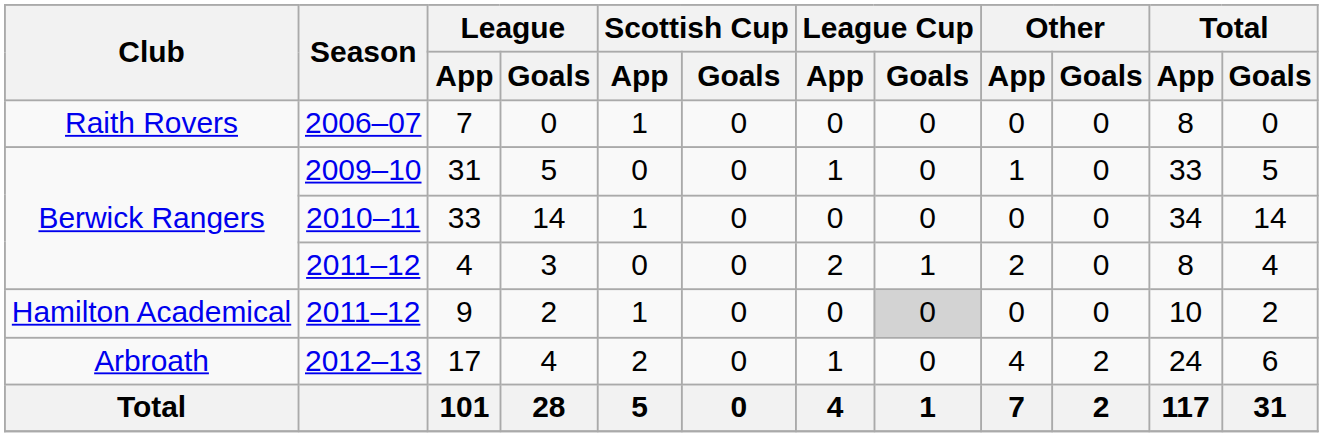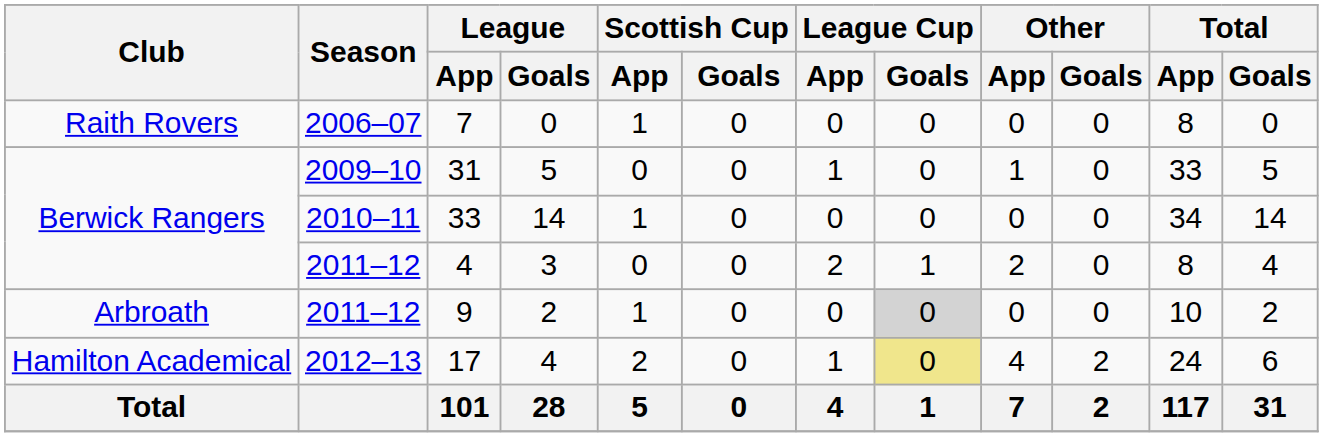(152, 312) Hamilton Academical -> (152, 312) Arbroath
(152, 360) Arbroath -> (152, 360) Hamilton Academical
(928, 360) no background -> (928, 360) khaki background
